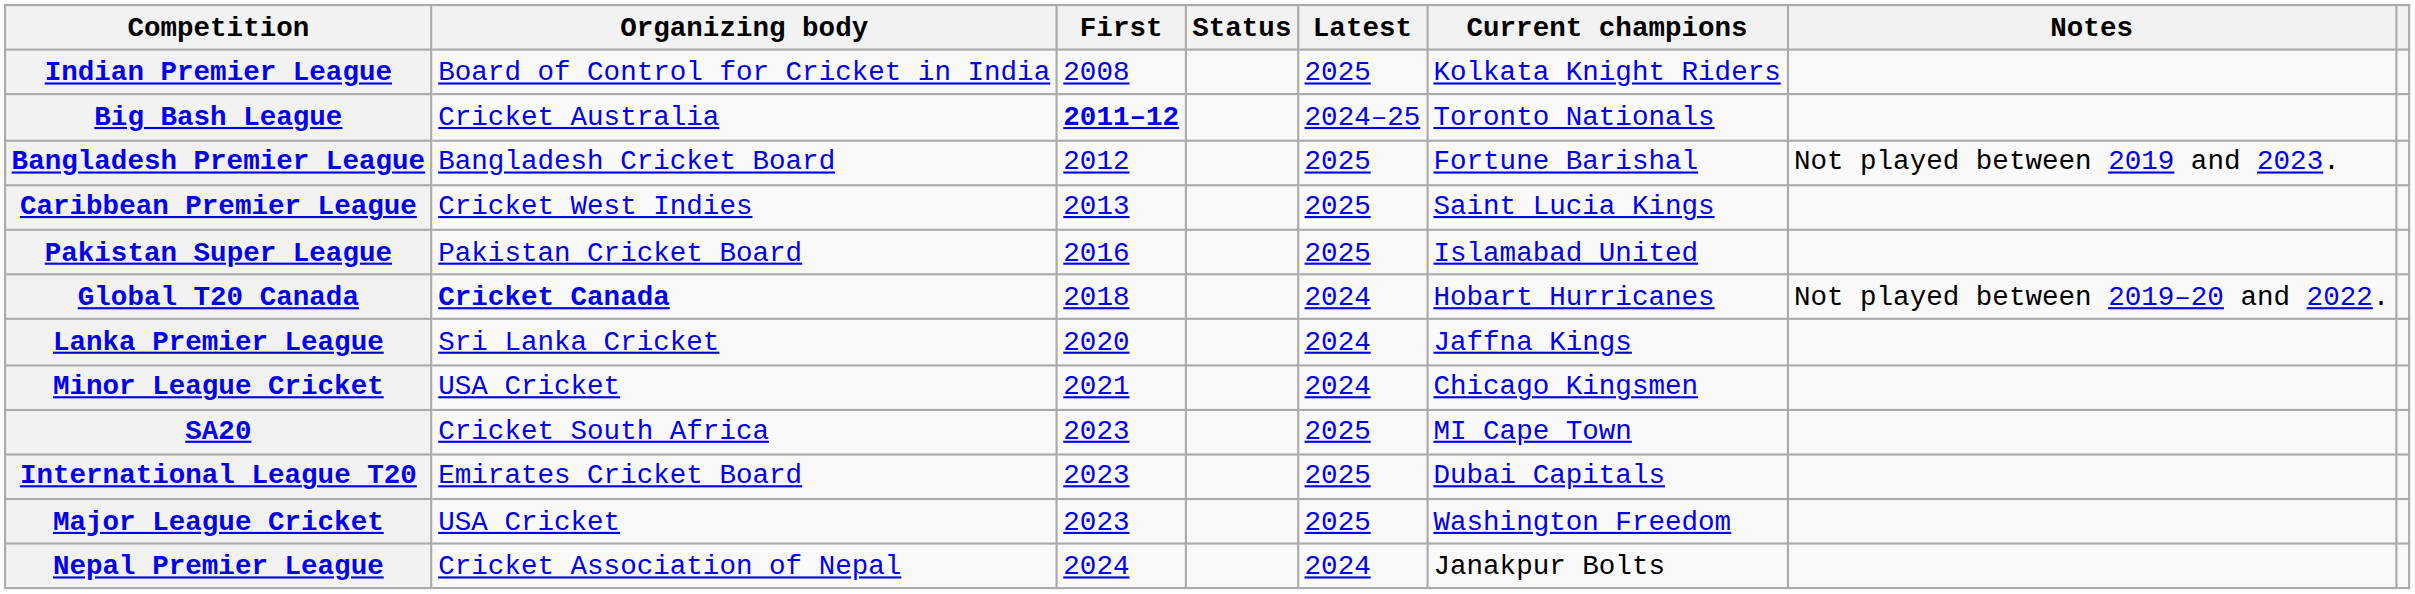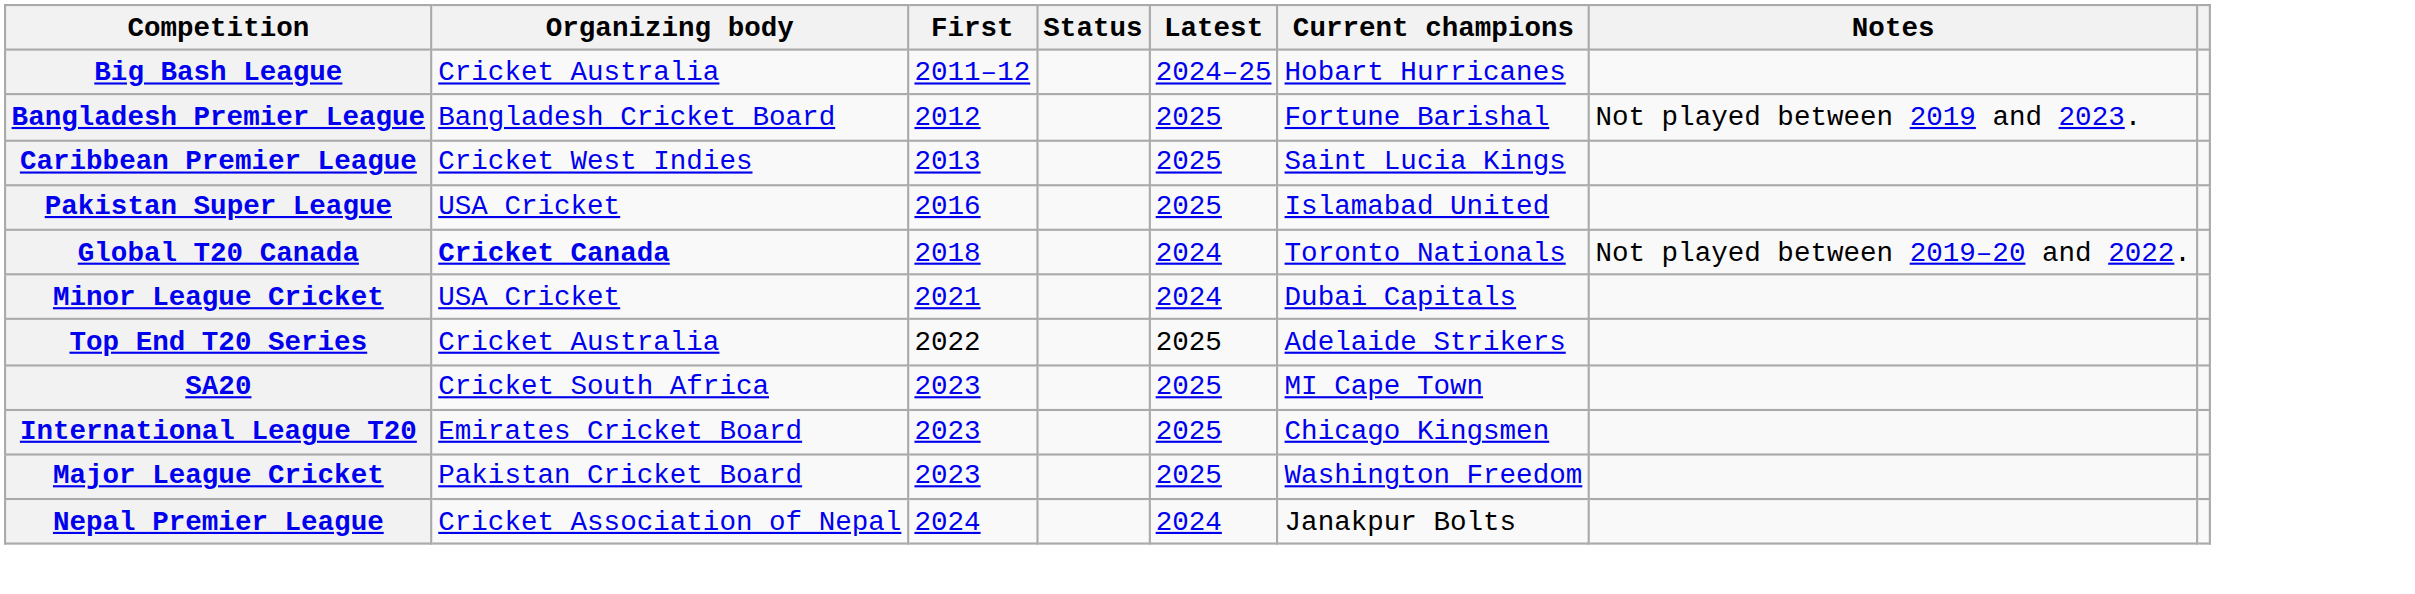- row: (218, 72)
(1121, 117) bold -> (972, 72) normal
(1574, 117) Toronto Nationals -> (1425, 72) Hobart Hurricanes
(620, 252) Pakistan Cricket Board -> (529, 207) USA Cricket
(1574, 297) Hobart Hurricanes -> (1425, 252) Toronto Nationals
- row: (218, 342)
(1566, 387) Chicago Kingsmen -> (1400, 297) Dubai Capitals
+ row: (218, 342)
(1549, 477) Dubai Capitals -> (1417, 432) Chicago Kingsmen
(529, 522) USA Cricket -> (620, 477) Pakistan Cricket Board
